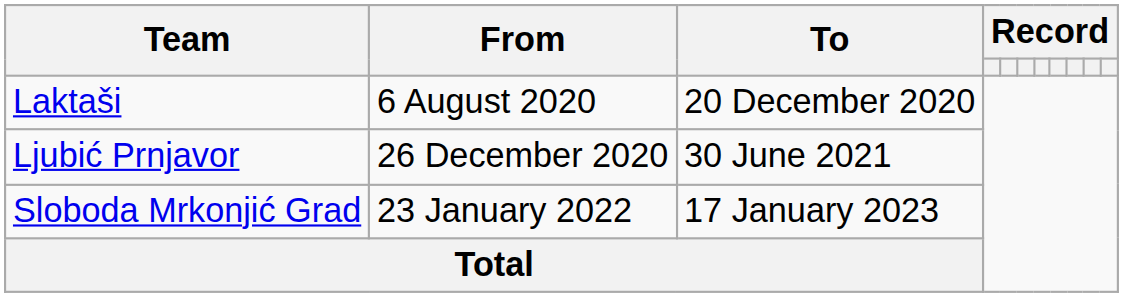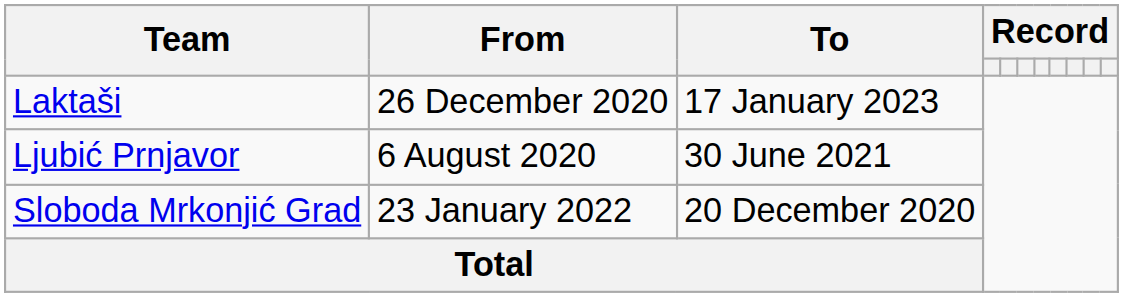(487, 101) 6 August 2020 -> (523, 101) 26 December 2020
(830, 101) 20 December 2020 -> (812, 101) 17 January 2023
(523, 156) 26 December 2020 -> (487, 156) 6 August 2020
(812, 210) 17 January 2023 -> (830, 210) 20 December 2020
